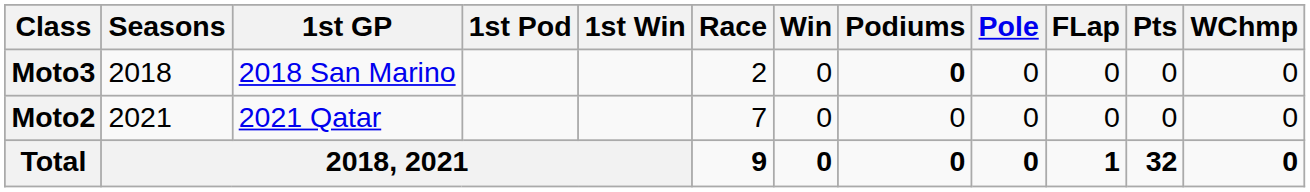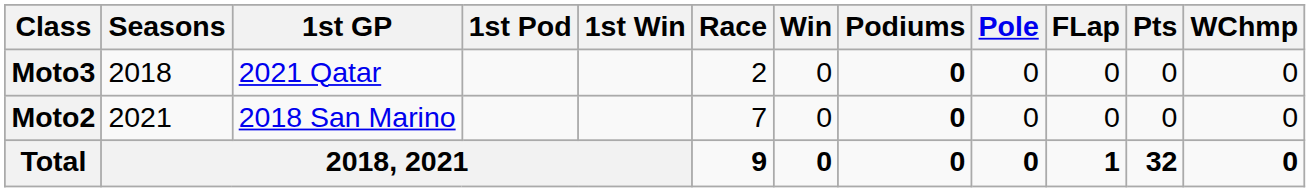(347, 72) 2018 San Marino -> (310, 72) 2021 Qatar
(310, 117) 2021 Qatar -> (347, 117) 2018 San Marino
(958, 117) normal -> (958, 117) bold
